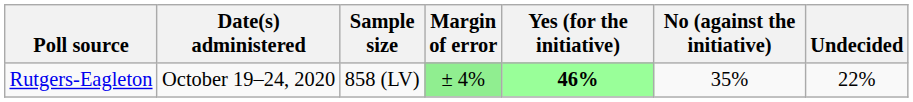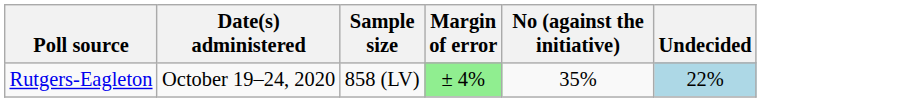- column: (578, 33)
(857, 79) no background -> (705, 79) lightblue background
